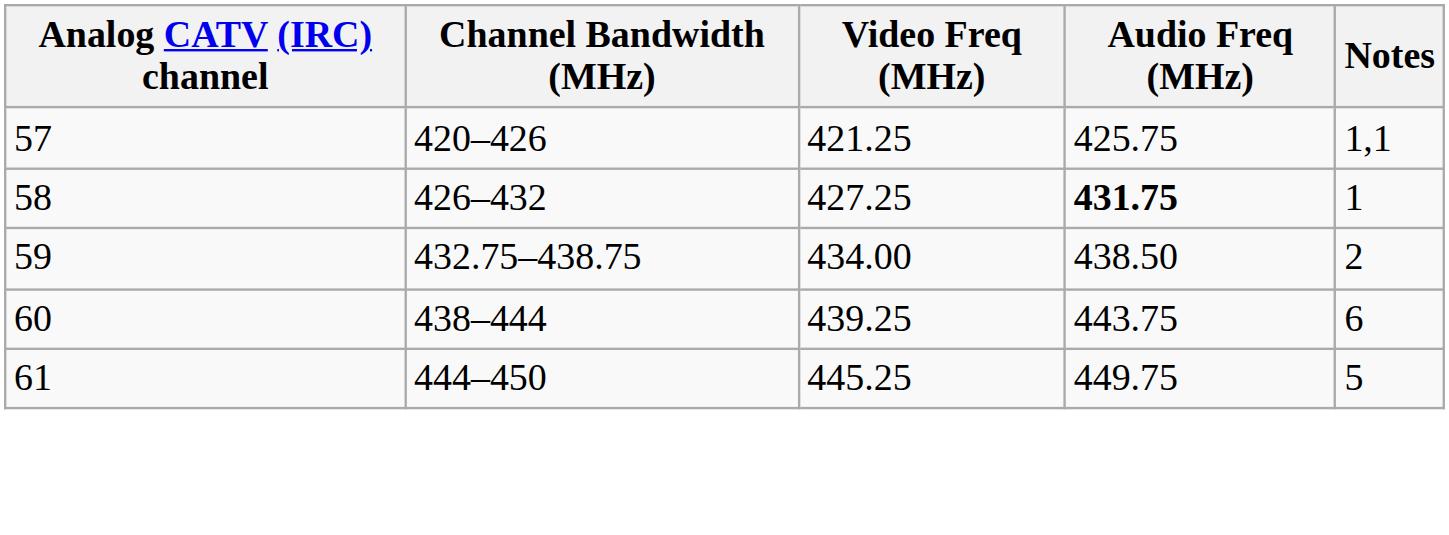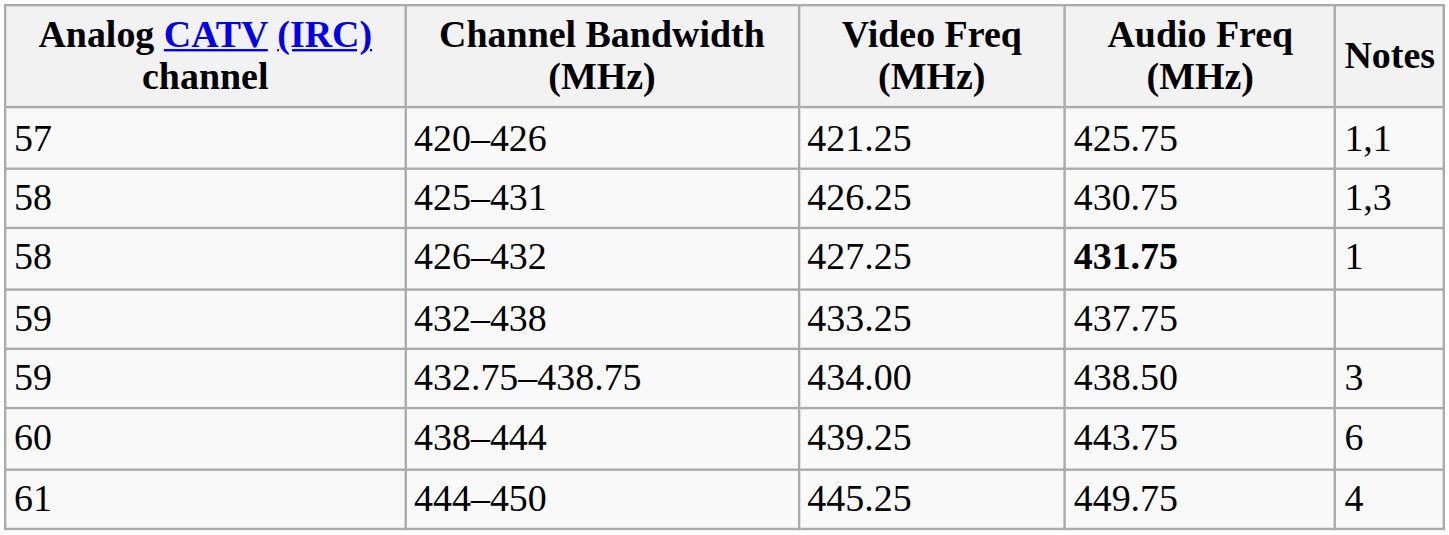+ row: (480, 197)
+ row: (480, 317)
(1354, 257) 2 -> (1354, 377) 3
(1354, 377) 5 -> (1354, 498) 4
